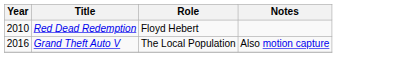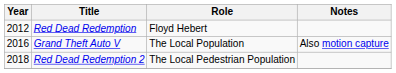(18, 28) 2010 -> (18, 28) 2012
+ row: (89, 60)
